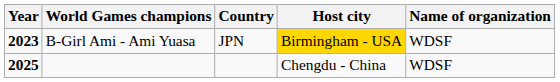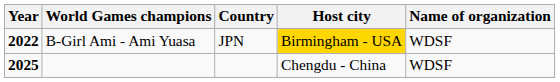(23, 41) 2023 -> (23, 41) 2022
